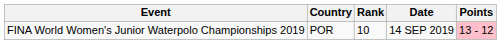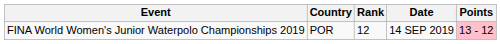(363, 30) 10 -> (363, 30) 12
